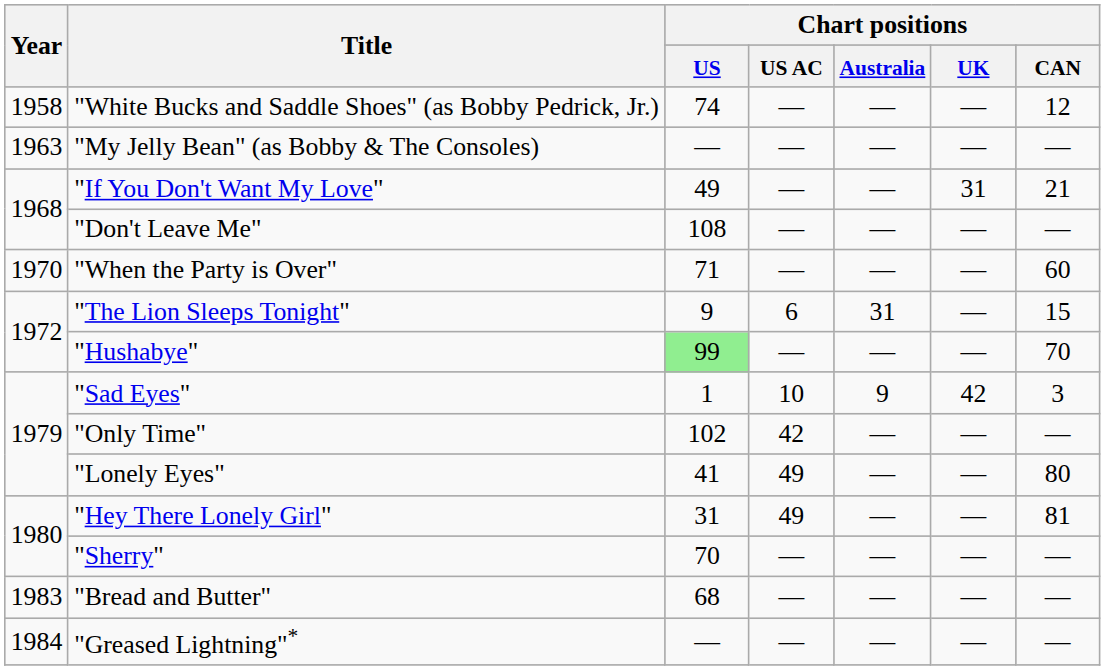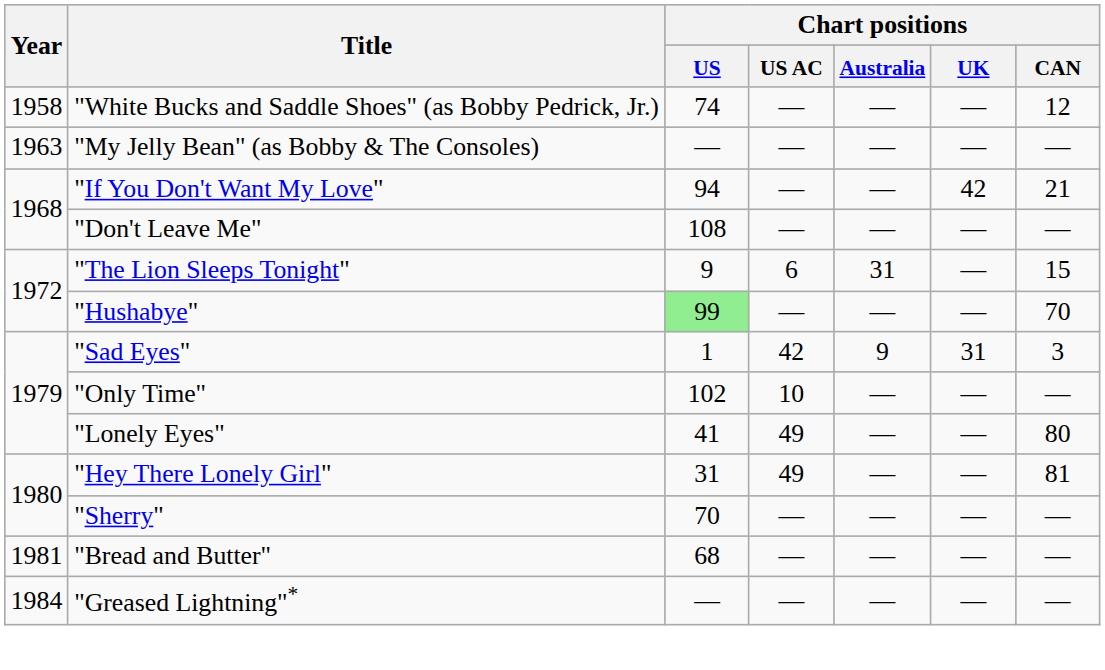(707, 188) 49 -> (707, 188) 94
(973, 188) 31 -> (973, 188) 42
- row: (206, 270)
(791, 392) 10 -> (791, 351) 42
(973, 392) 42 -> (973, 351) 31
(791, 433) 42 -> (791, 392) 10
(37, 596) 1983 -> (37, 556) 1981
